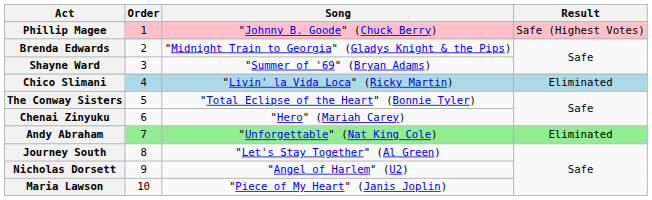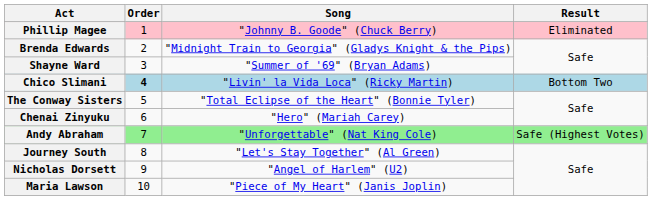(581, 30) Safe (Highest Votes) -> (581, 30) Eliminated
(144, 83) normal -> (144, 83) bold
(581, 83) Eliminated -> (581, 83) Bottom Two
(581, 135) Eliminated -> (581, 135) Safe (Highest Votes)
